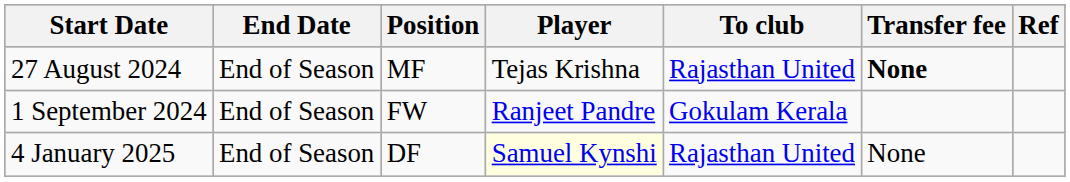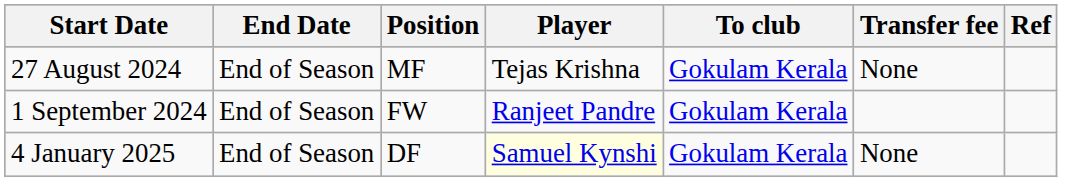(762, 68) Rajasthan United -> (758, 68) Gokulam Kerala
(897, 68) bold -> (889, 68) normal
(762, 153) Rajasthan United -> (758, 153) Gokulam Kerala
